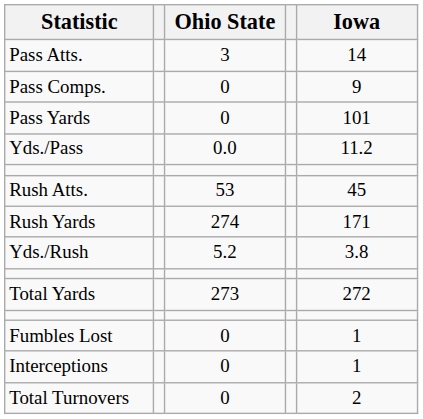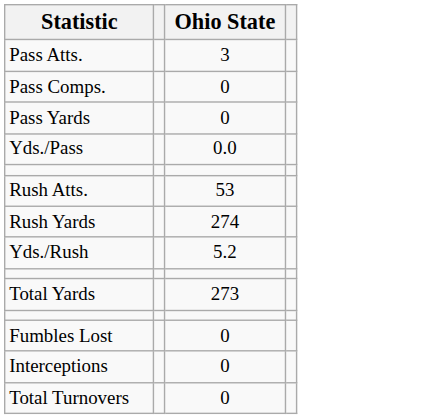- column: (357, 22)
